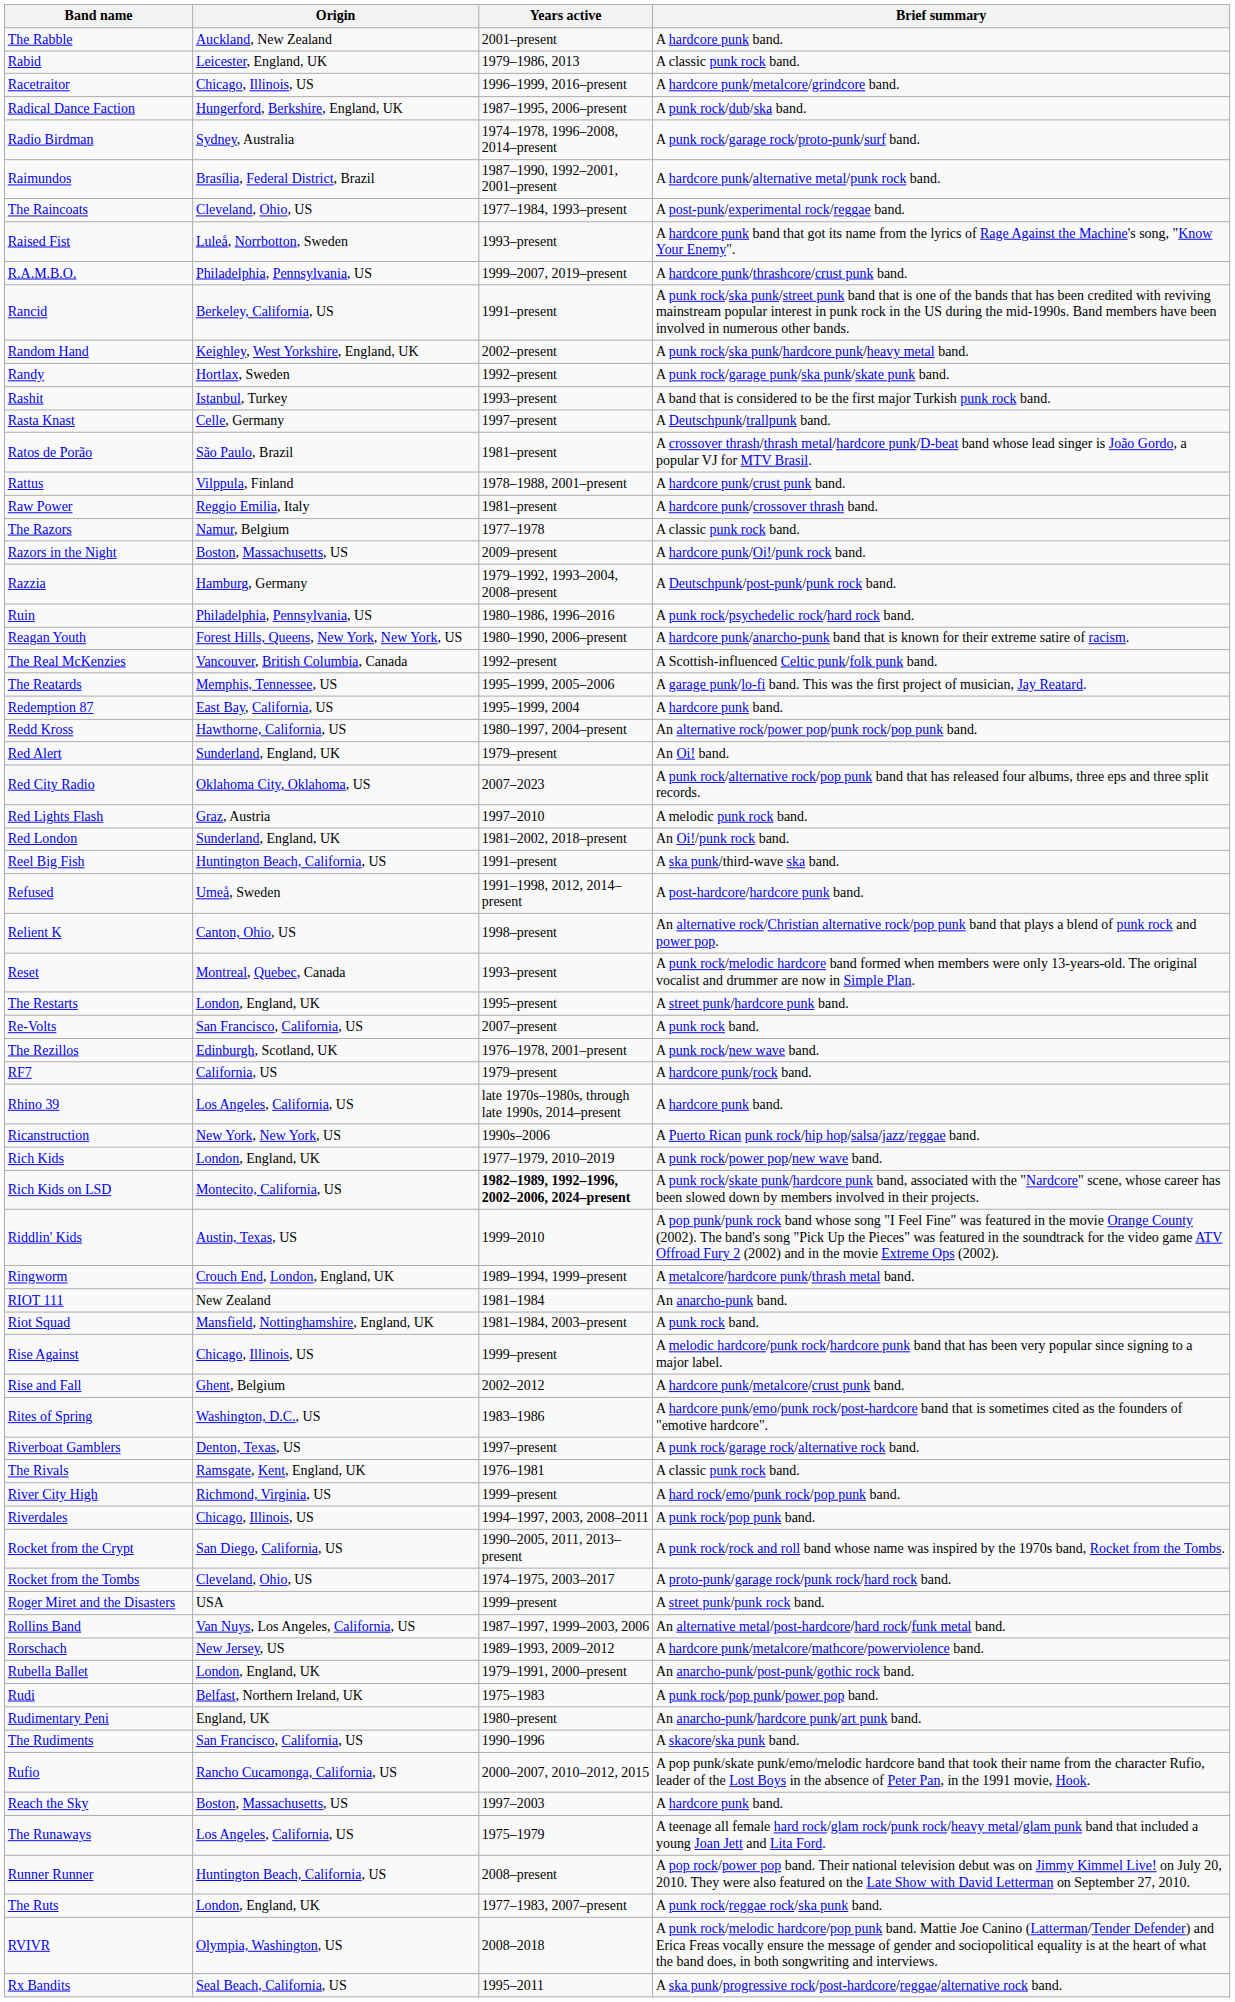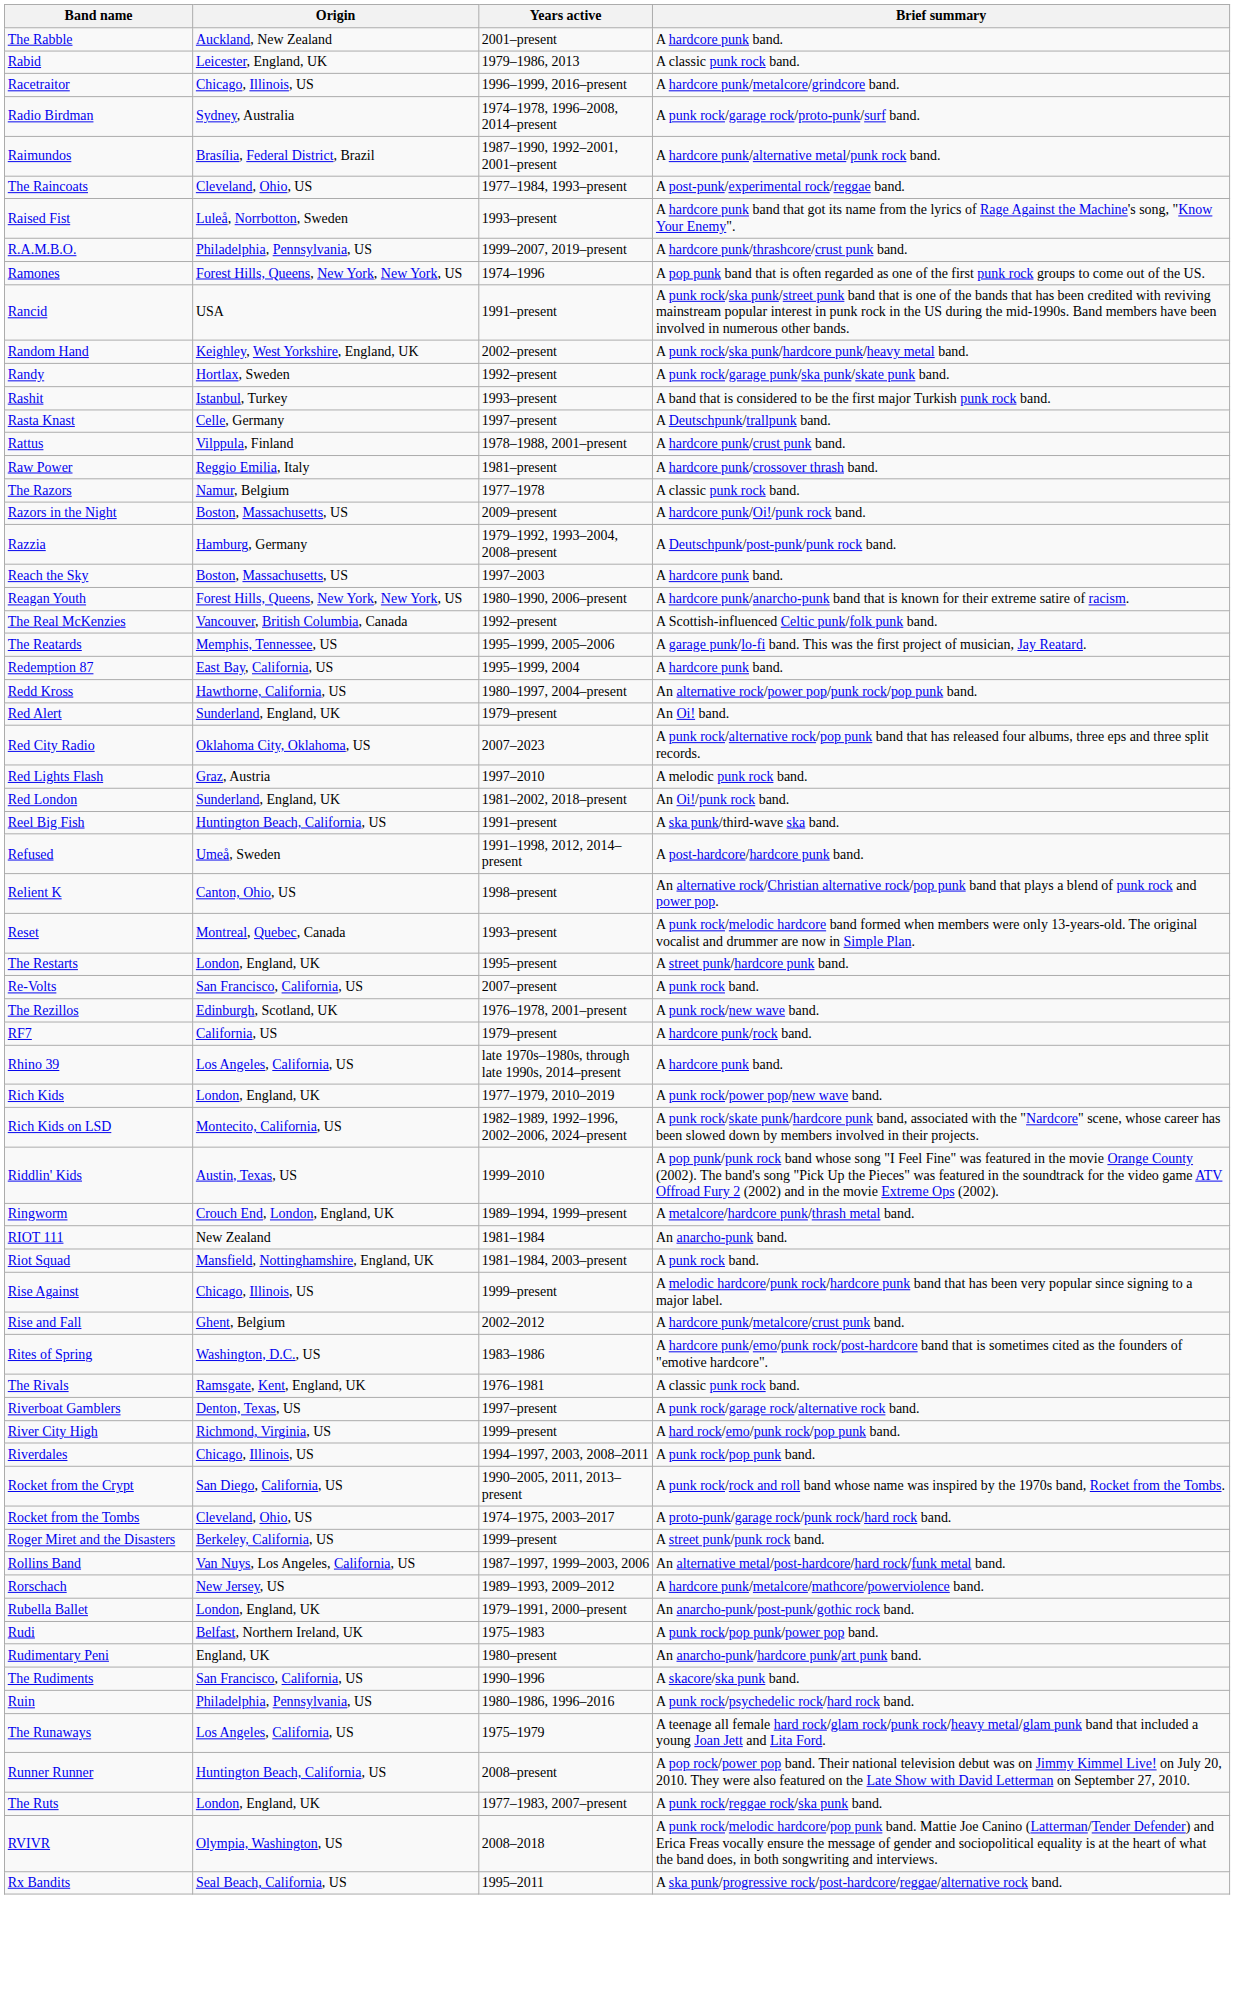- row: (71, 108)
+ row: (34, 273)
(265, 312) Berkeley, California, US -> (210, 312) USA
- row: (50, 452)
rows swapped: (48, 1804) <-> (21, 615)
- row: (48, 1135)
(556, 1190) bold -> (554, 1127) normal
rows swapped: (38, 1471) <-> (64, 1448)
(210, 1603) USA -> (265, 1540) Berkeley, California, US
- row: (24, 1772)
